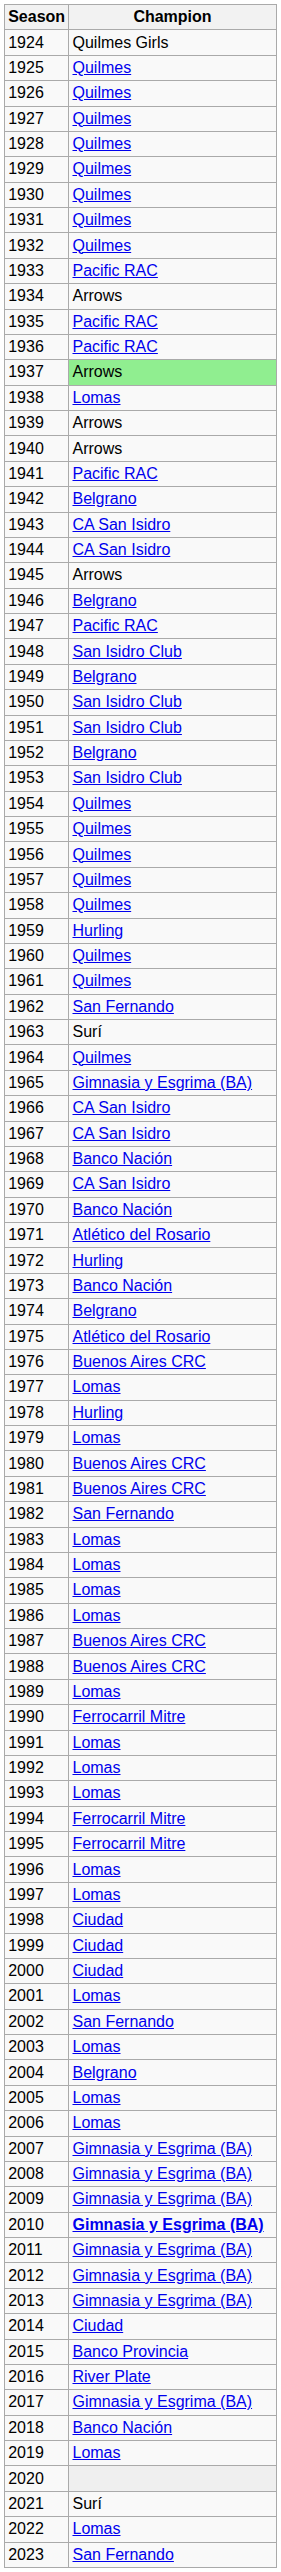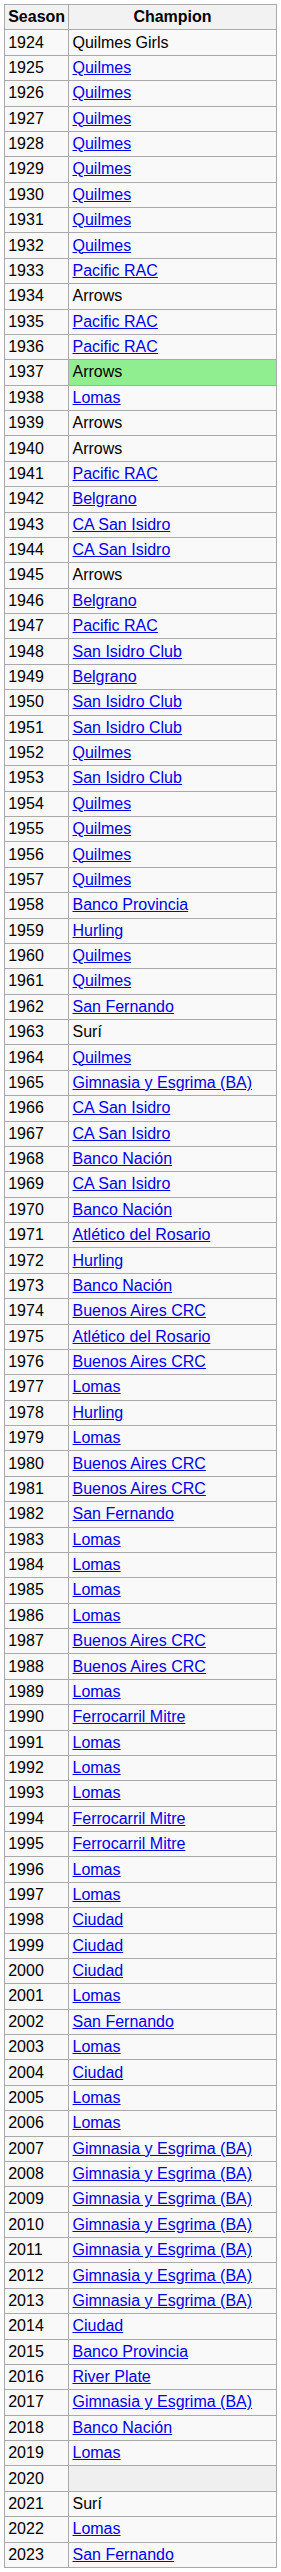(105, 753) Belgrano -> (102, 753) Quilmes
(102, 905) Quilmes -> (130, 905) Banco Provincia
(105, 1311) Belgrano -> (139, 1311) Buenos Aires CRC
(105, 2072) Belgrano -> (98, 2072) Ciudad
(168, 2224) bold -> (162, 2224) normal
